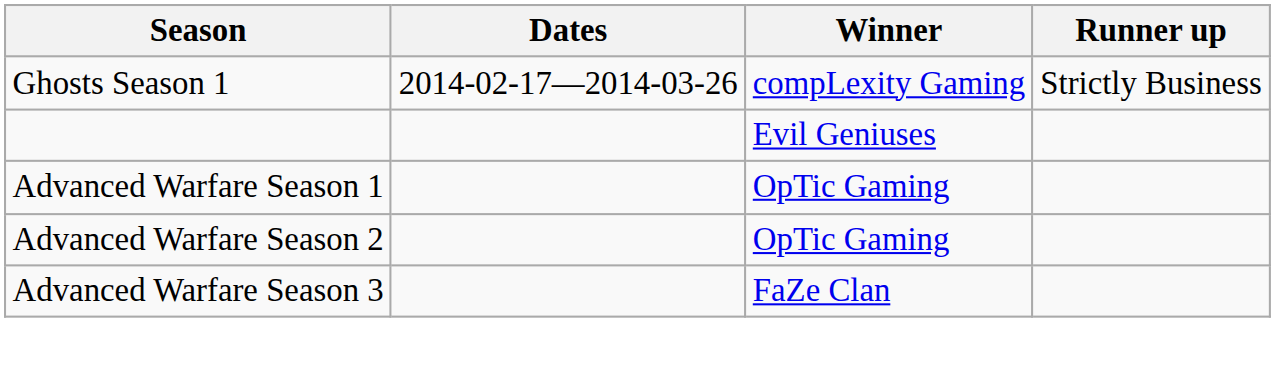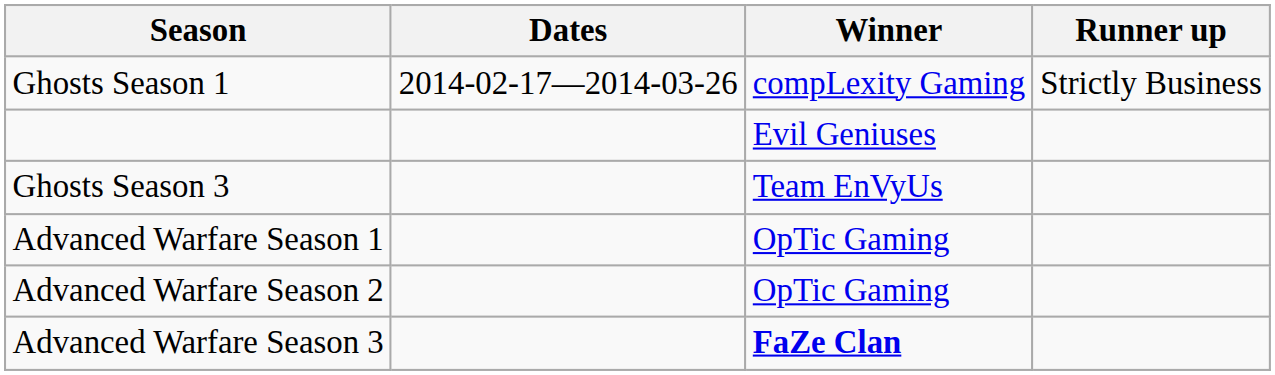+ row: (121, 186)
(822, 290) normal -> (827, 342) bold
